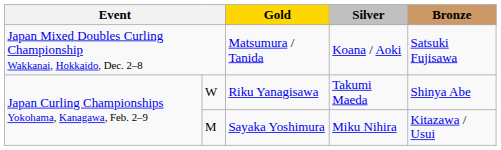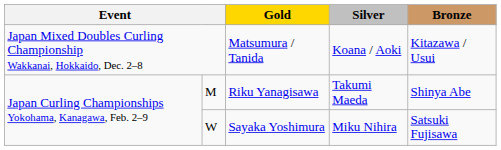(434, 49) Satsuki Fujisawa -> (438, 49) Kitazawa / Usui
(211, 92) W -> (211, 92) M
(211, 127) M -> (211, 127) W
(438, 127) Kitazawa / Usui -> (434, 127) Satsuki Fujisawa
